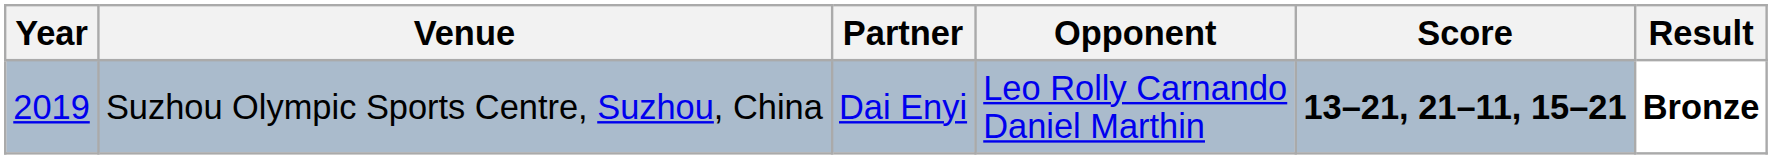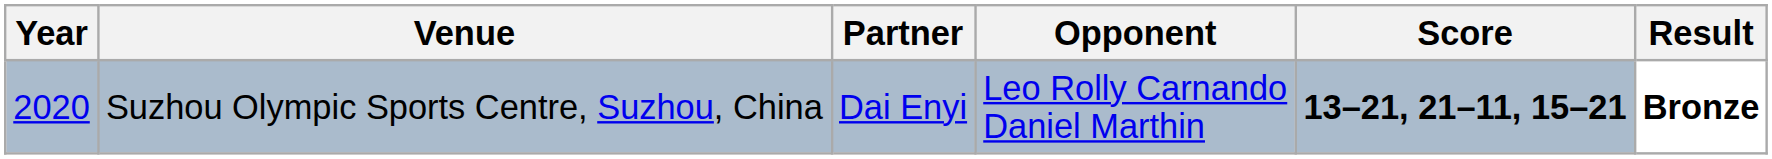(52, 106) 2019 -> (52, 106) 2020
